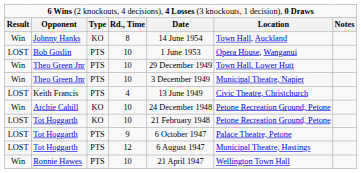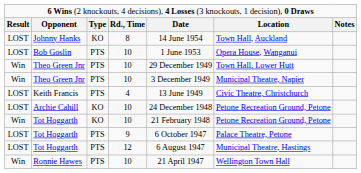(18, 38) Win -> (18, 38) LOST
(18, 107) Win -> (18, 107) LOST
(18, 120) LOST -> (18, 120) Win
